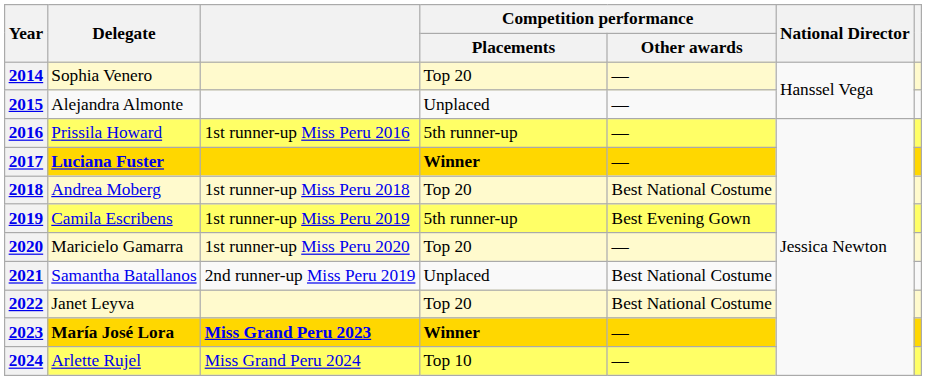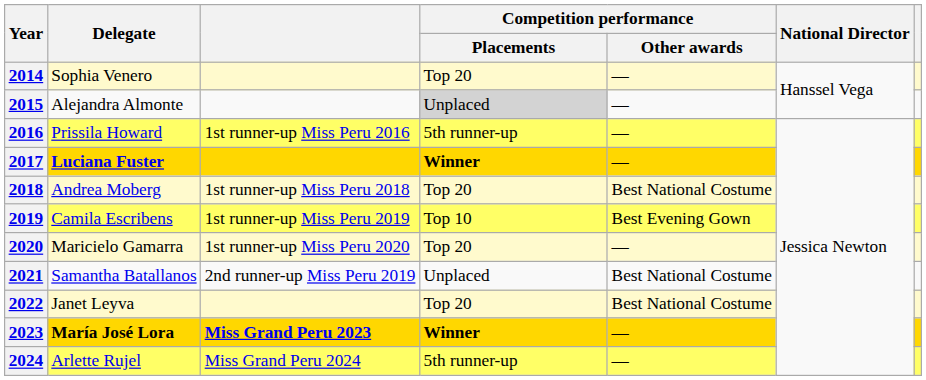(457, 104) no background -> (457, 104) lightgrey background
(471, 218) 5th runner-up -> (448, 218) Top 10
(448, 361) Top 10 -> (471, 361) 5th runner-up
